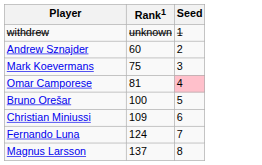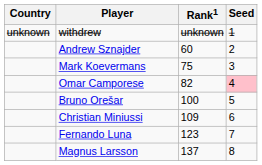+ column: (30, 14)
(135, 83) 81 -> (187, 83) 82
(138, 134) 124 -> (190, 134) 123
